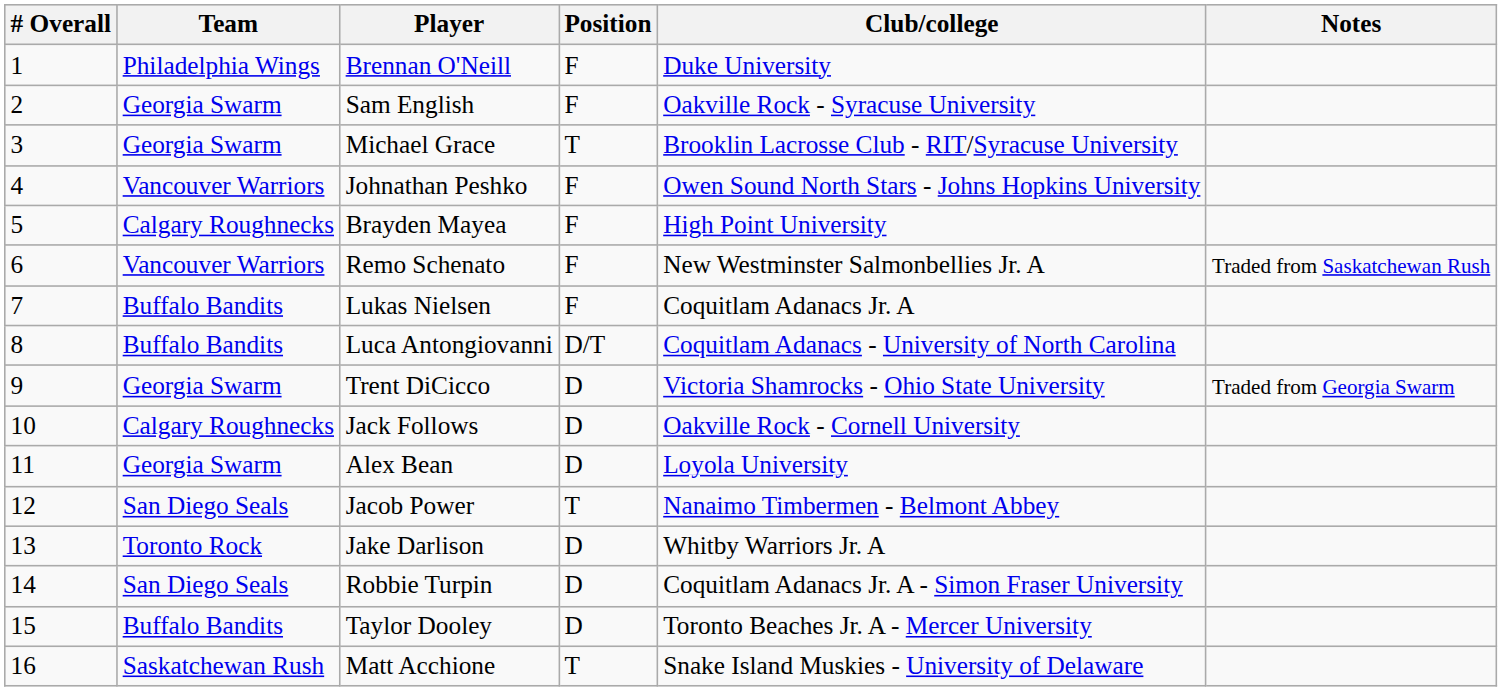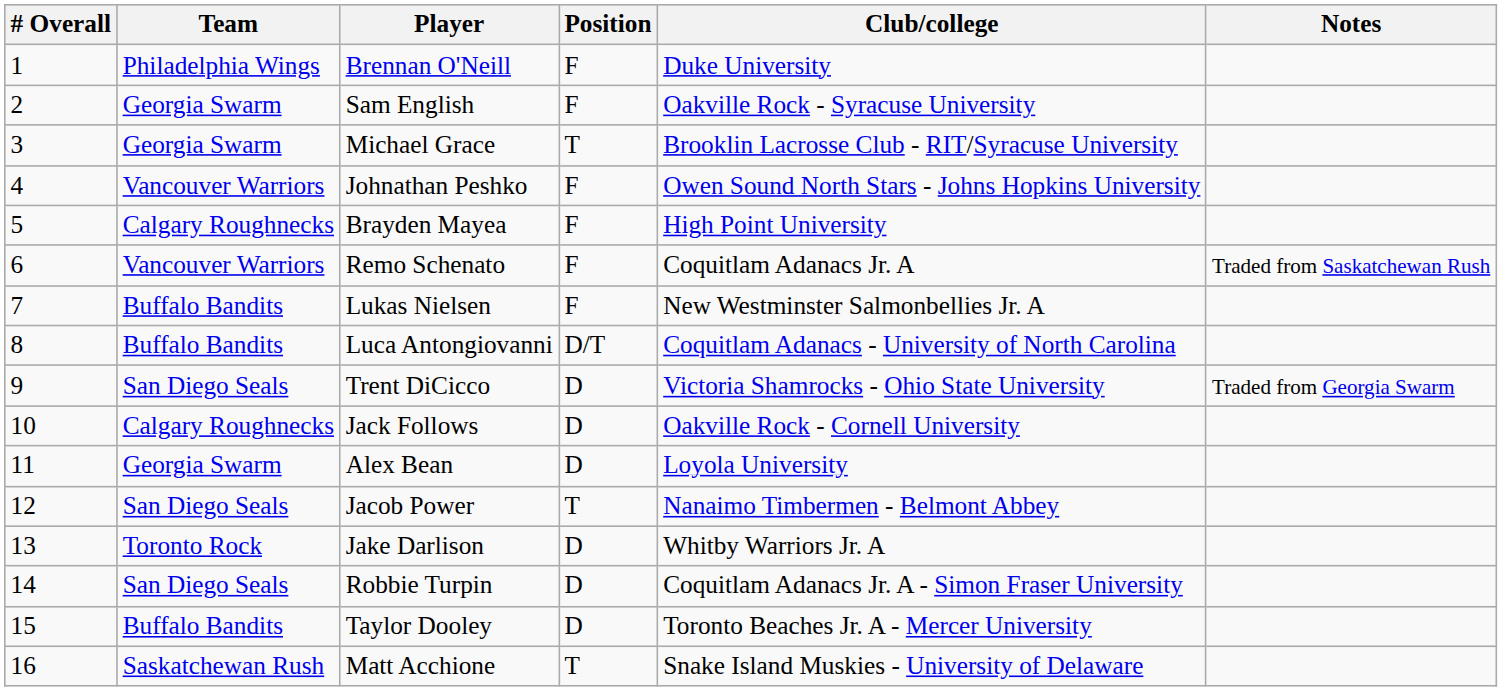(854, 265) New Westminster Salmonbellies Jr. A -> (789, 265) Coquitlam Adanacs Jr. A
(789, 305) Coquitlam Adanacs Jr. A -> (854, 305) New Westminster Salmonbellies Jr. A
(202, 385) Georgia Swarm -> (206, 385) San Diego Seals
